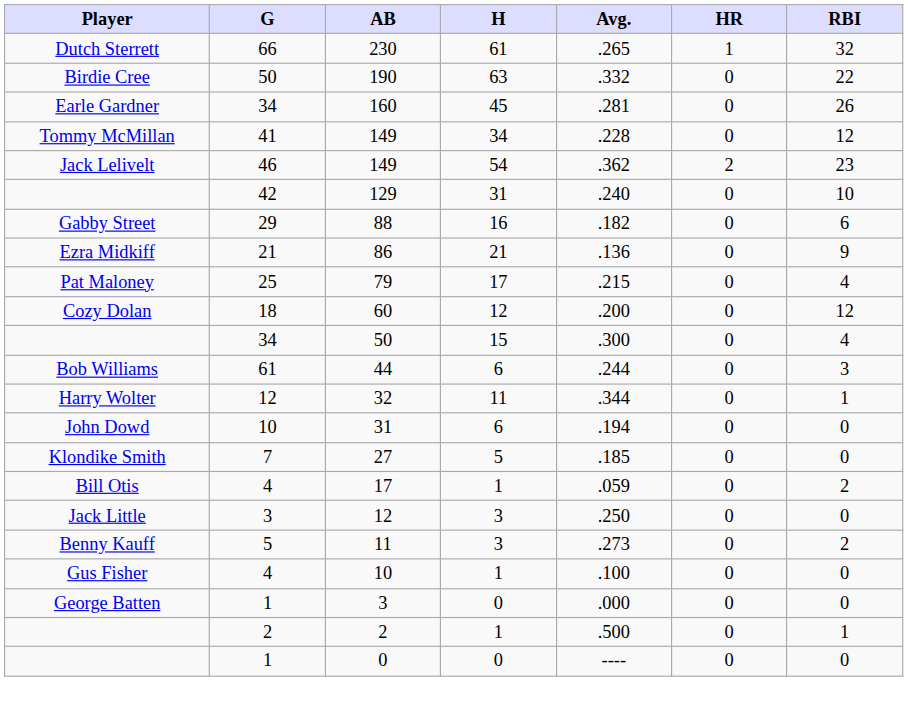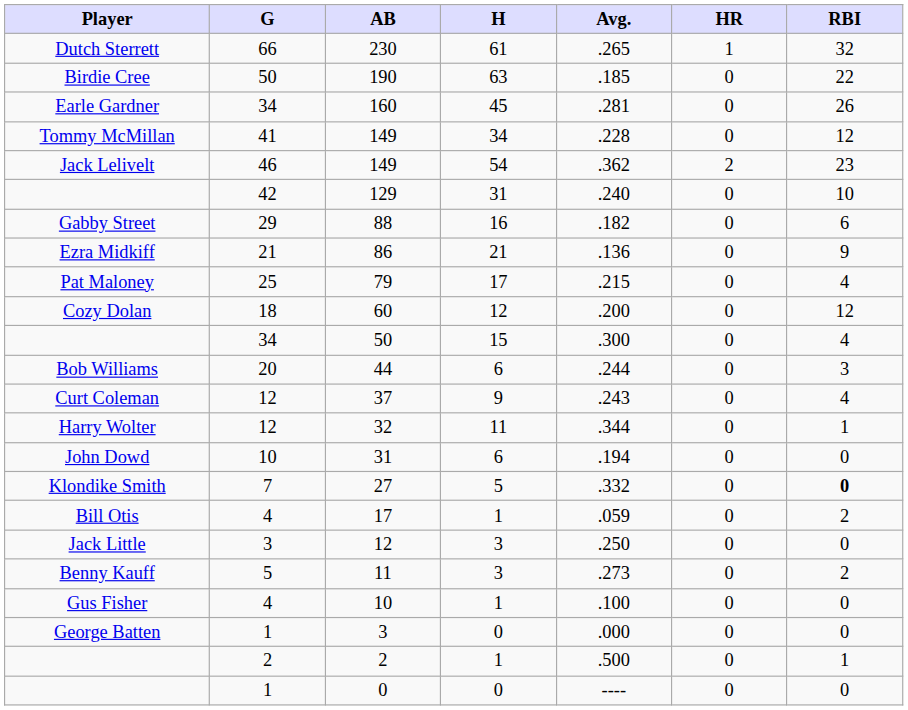(614, 77) .332 -> (614, 77) .185
(267, 369) 61 -> (267, 369) 20
+ row: (107, 398)
(614, 456) .185 -> (614, 485) .332
(845, 456) normal -> (845, 485) bold
